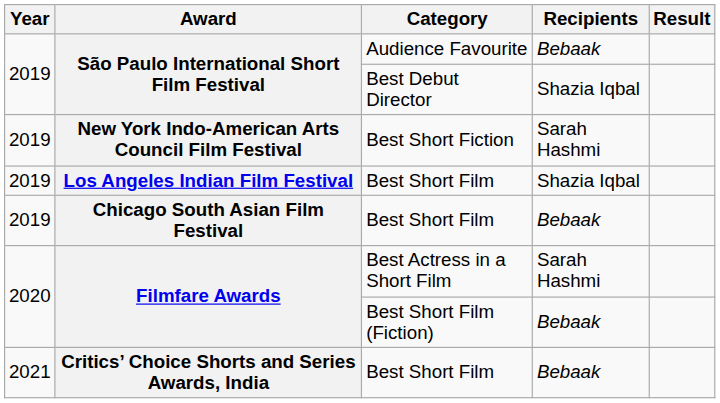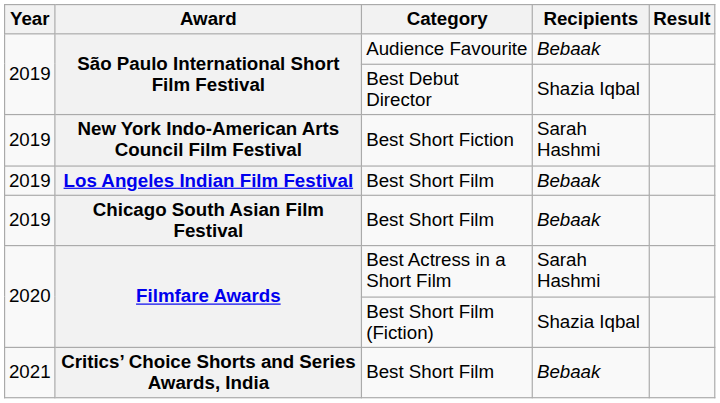(588, 180) Shazia Iqbal -> (569, 180) Bebaak
(569, 321) Bebaak -> (588, 321) Shazia Iqbal
